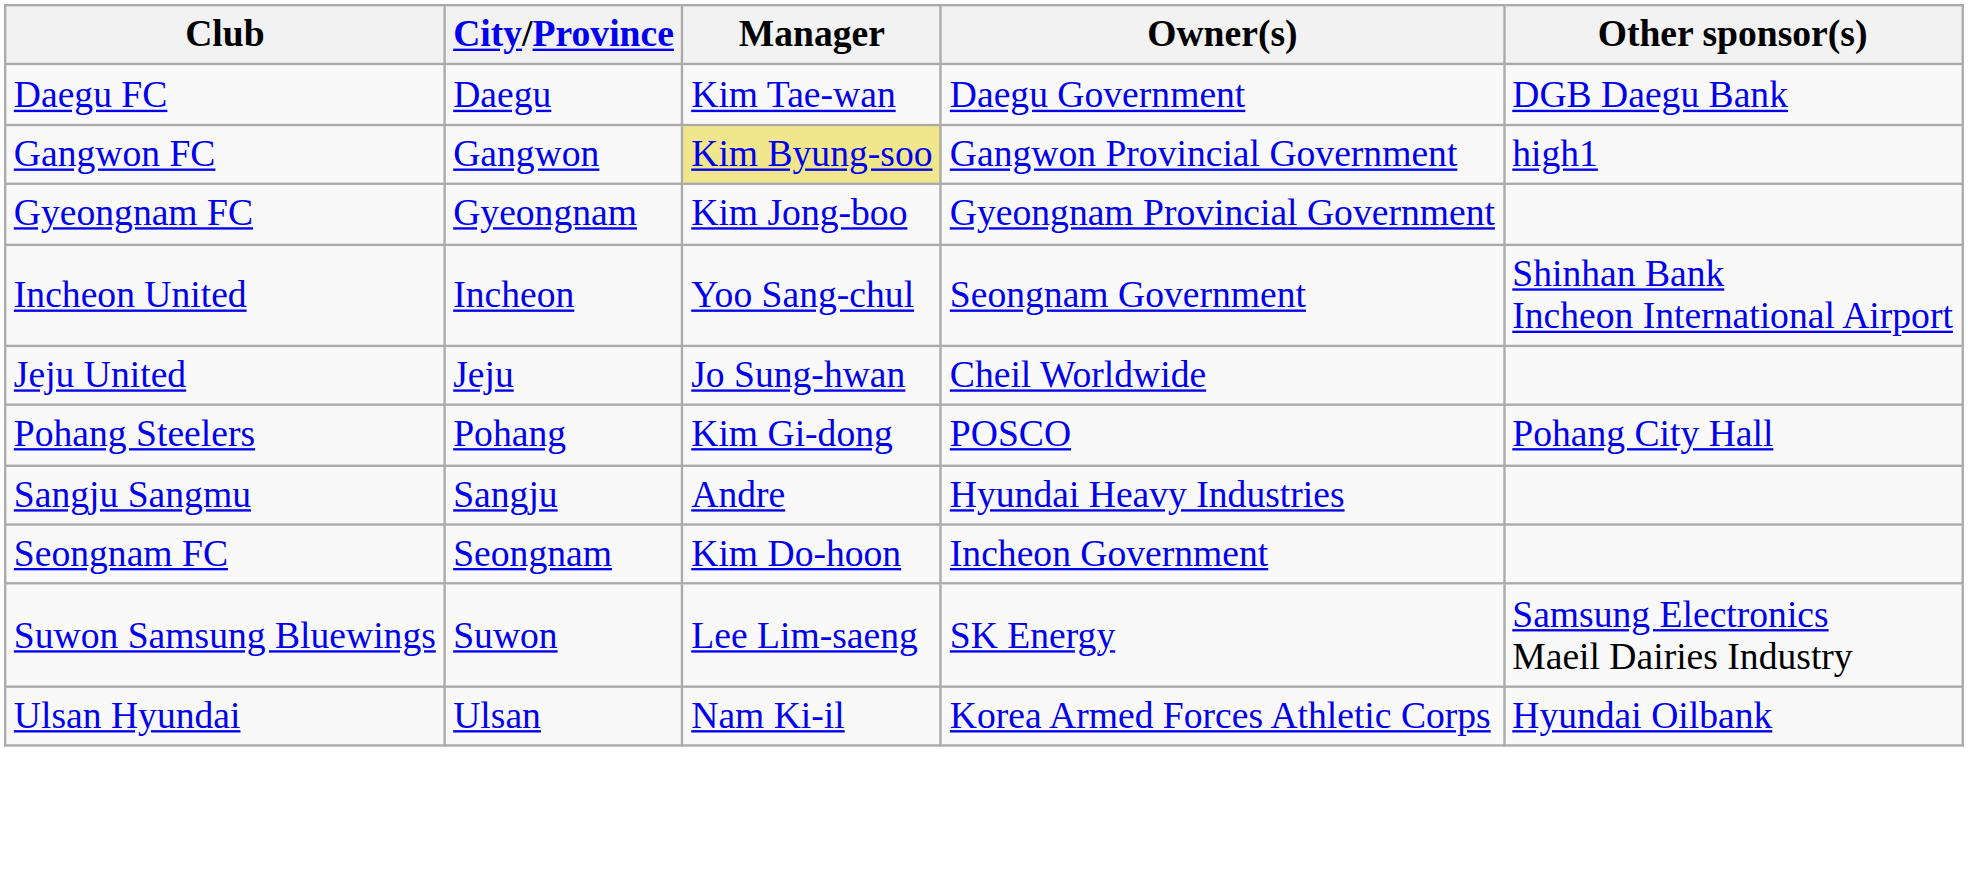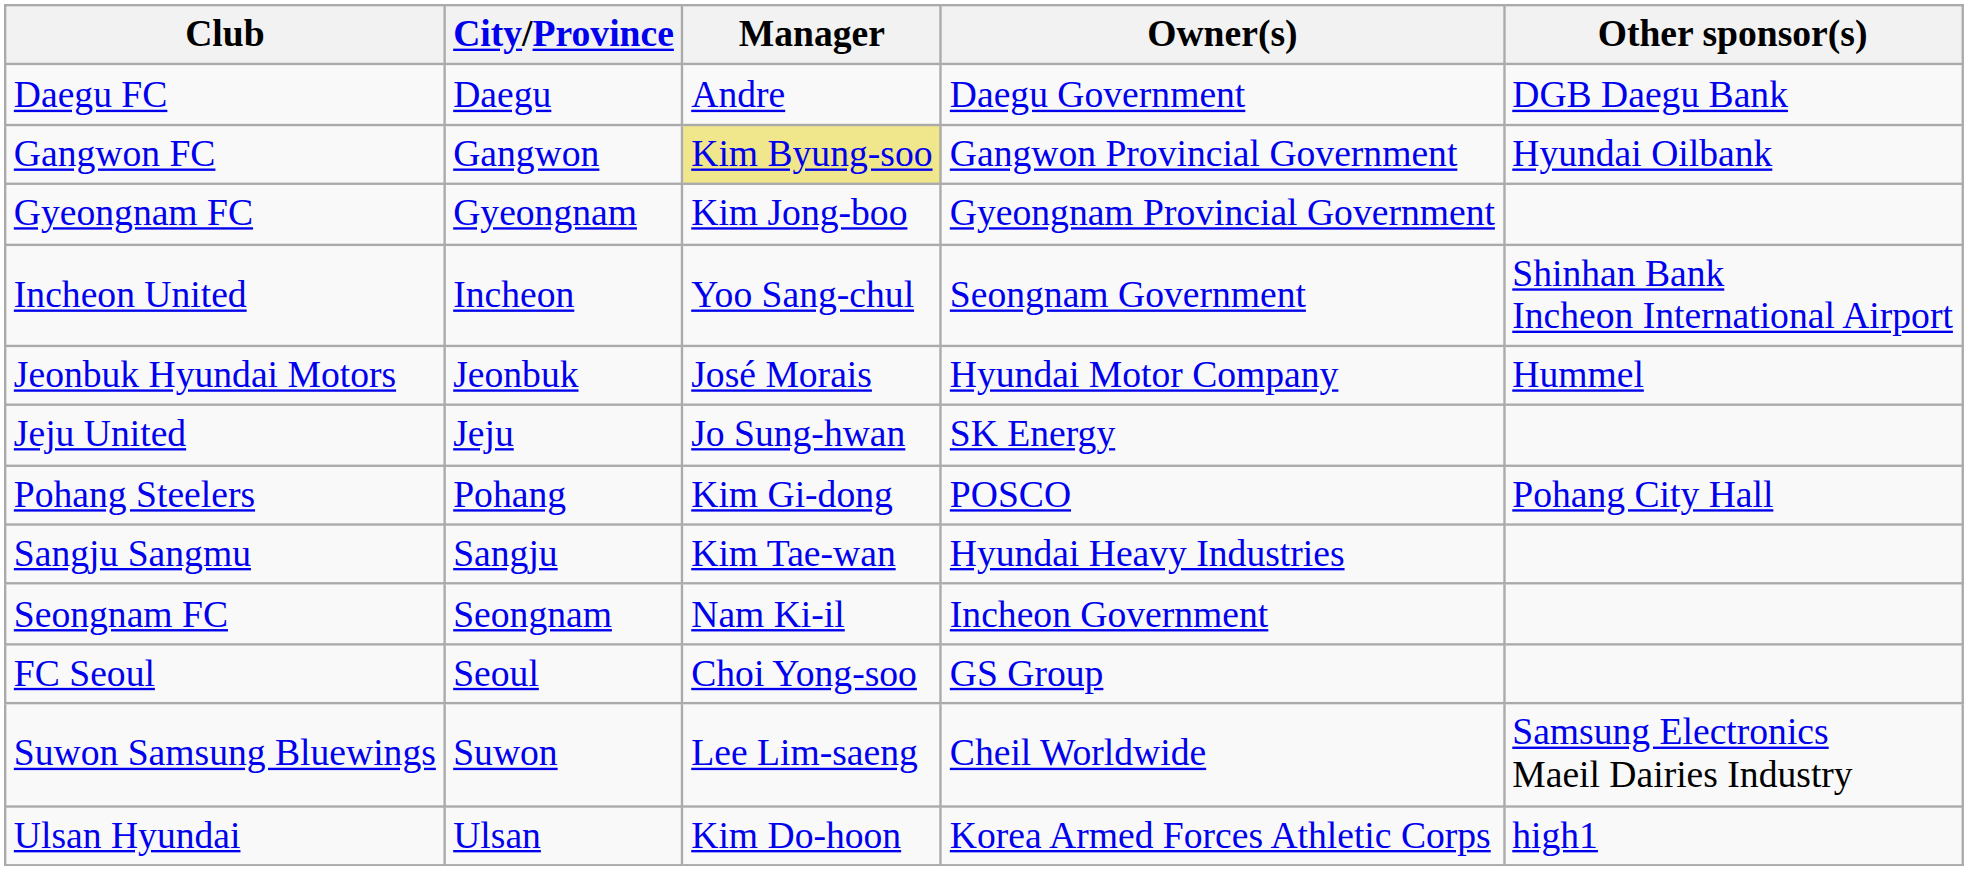(793, 93) Kim Tae-wan -> (738, 93) Andre
(1555, 153) high1 -> (1642, 153) Hyundai Oilbank
+ row: (205, 374)
(1078, 374) Cheil Worldwide -> (1033, 434) SK Energy
(738, 494) Andre -> (793, 553) Kim Tae-wan
(796, 553) Kim Do-hoon -> (768, 613) Nam Ki-il
+ row: (84, 672)
(1033, 634) SK Energy -> (1078, 753) Cheil Worldwide
(768, 715) Nam Ki-il -> (796, 834) Kim Do-hoon
(1642, 715) Hyundai Oilbank -> (1555, 834) high1
